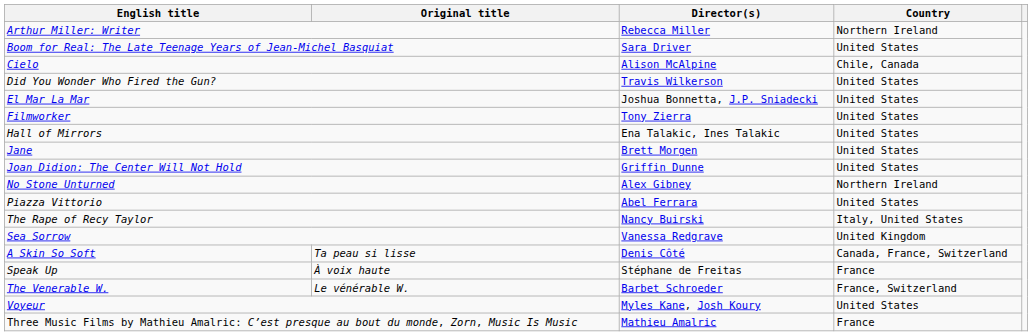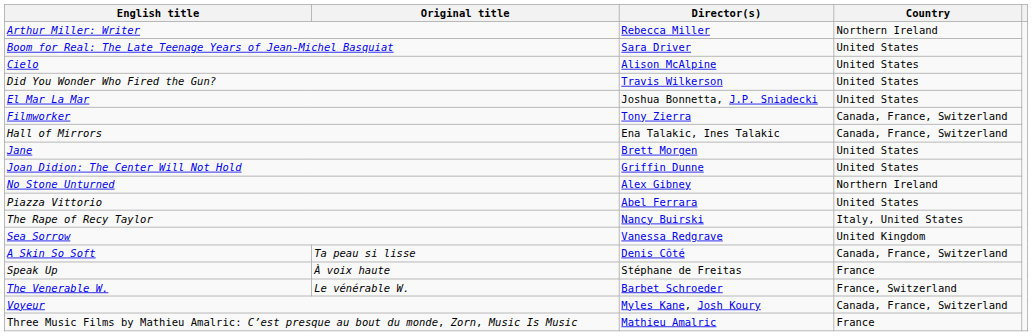(878, 64) Chile, Canada -> (878, 64) United States
(878, 116) United States -> (922, 116) Canada, France, Switzerland
(878, 133) United States -> (922, 133) Canada, France, Switzerland
(878, 305) United States -> (922, 305) Canada, France, Switzerland
